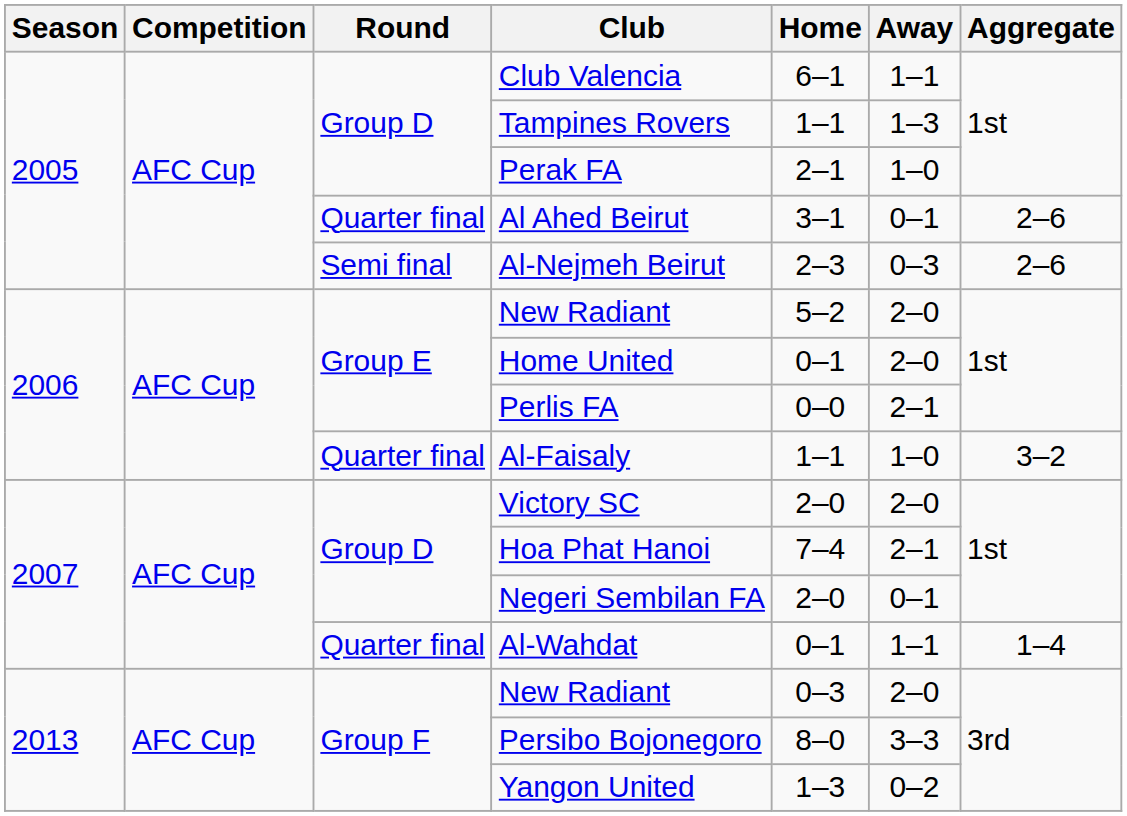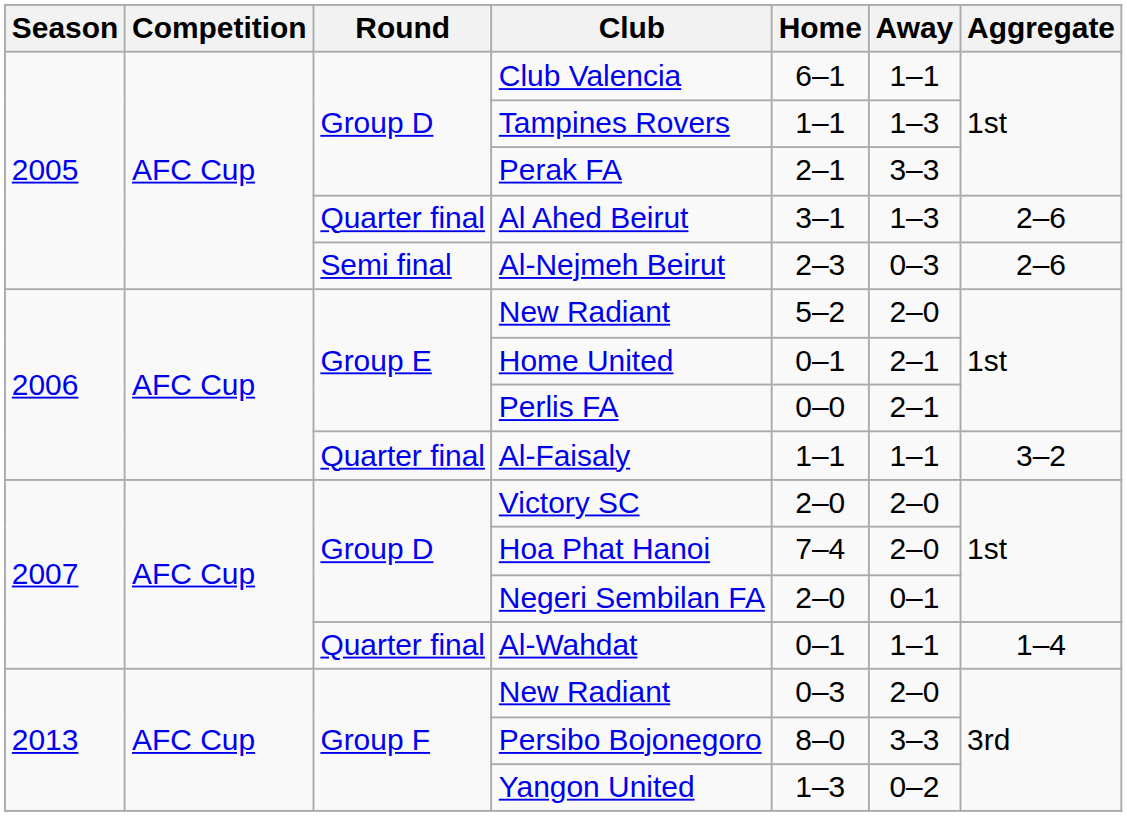(914, 170) 1–0 -> (914, 170) 3–3
(914, 218) 0–1 -> (914, 218) 1–3
(914, 360) 2–0 -> (914, 360) 2–1
(914, 455) 1–0 -> (914, 455) 1–1
(914, 550) 2–1 -> (914, 550) 2–0
